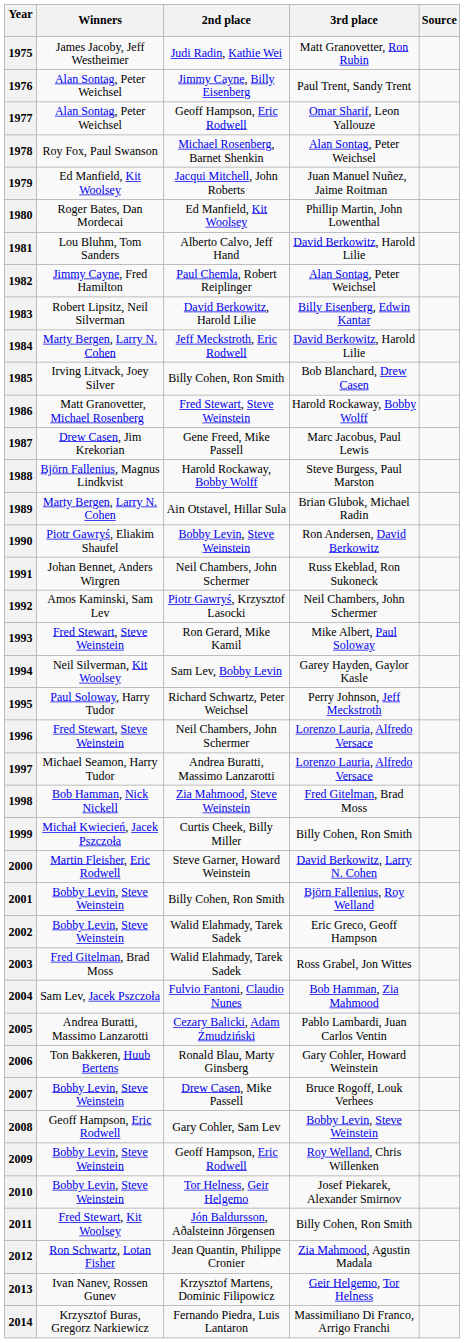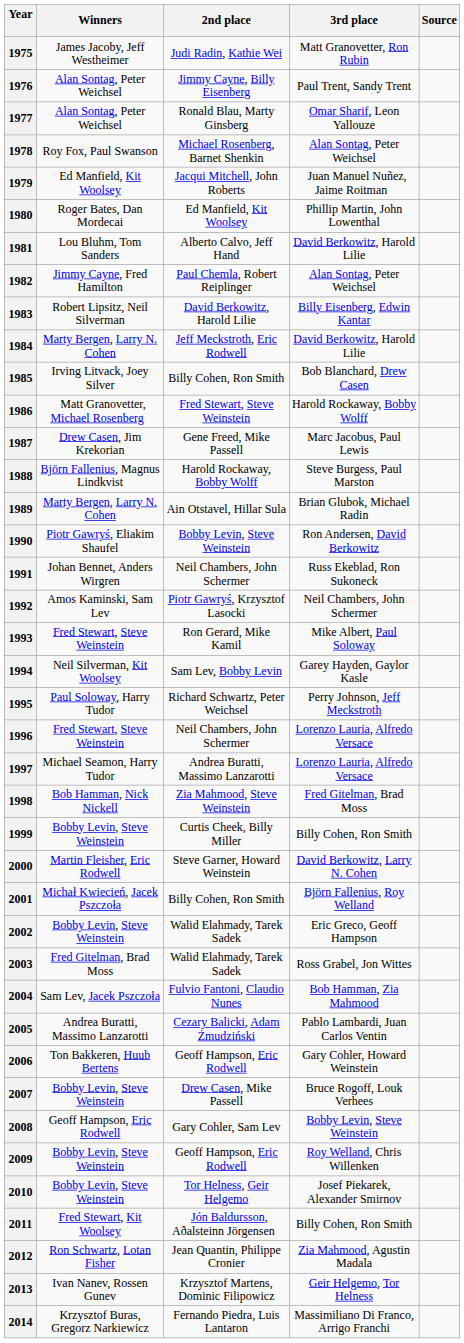(226, 118) Geoff Hampson, Eric Rodwell -> (226, 118) Ronald Blau, Marty Ginsberg
(100, 834) Michał Kwiecień, Jacek Pszczoła -> (100, 834) Bobby Levin, Steve Weinstein
(100, 899) Bobby Levin, Steve Weinstein -> (100, 899) Michał Kwiecień, Jacek Pszczoła
(226, 1061) Ronald Blau, Marty Ginsberg -> (226, 1061) Geoff Hampson, Eric Rodwell
